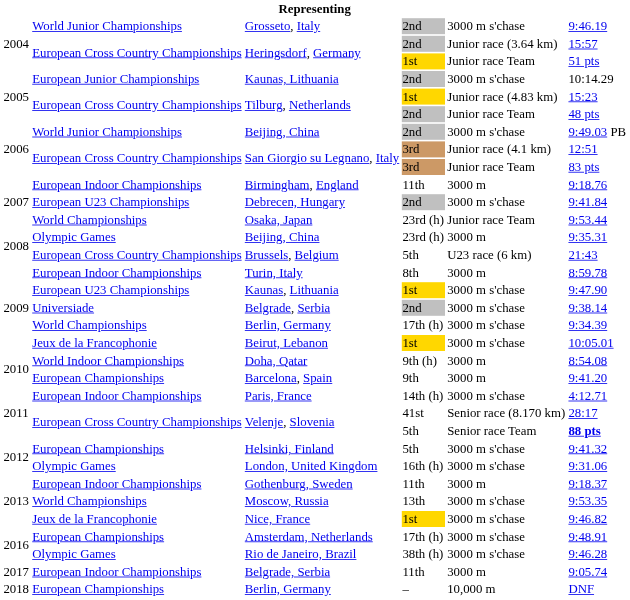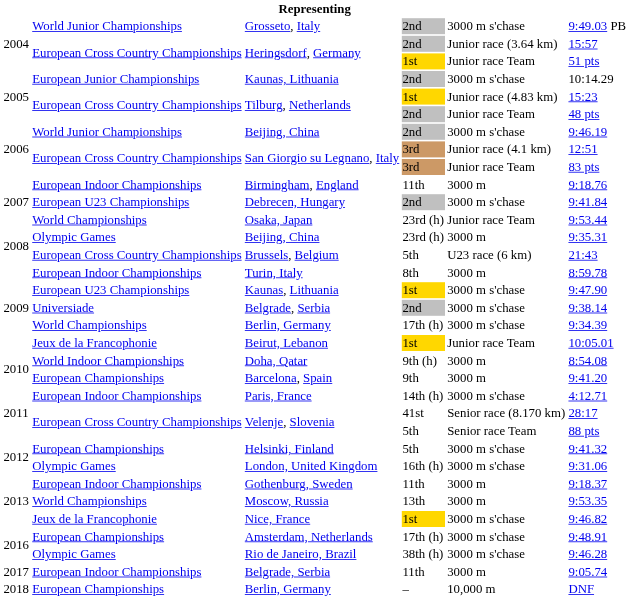(588, 26) 9:46.19 -> (597, 26) 9:49.03 PB
(597, 131) 9:49.03 PB -> (588, 131) 9:46.19
(486, 343) 3000 m s'chase -> (491, 343) Junior race Team
(585, 431) bold -> (584, 431) normal
(486, 501) 3000 m s'chase -> (467, 501) 3000 m
